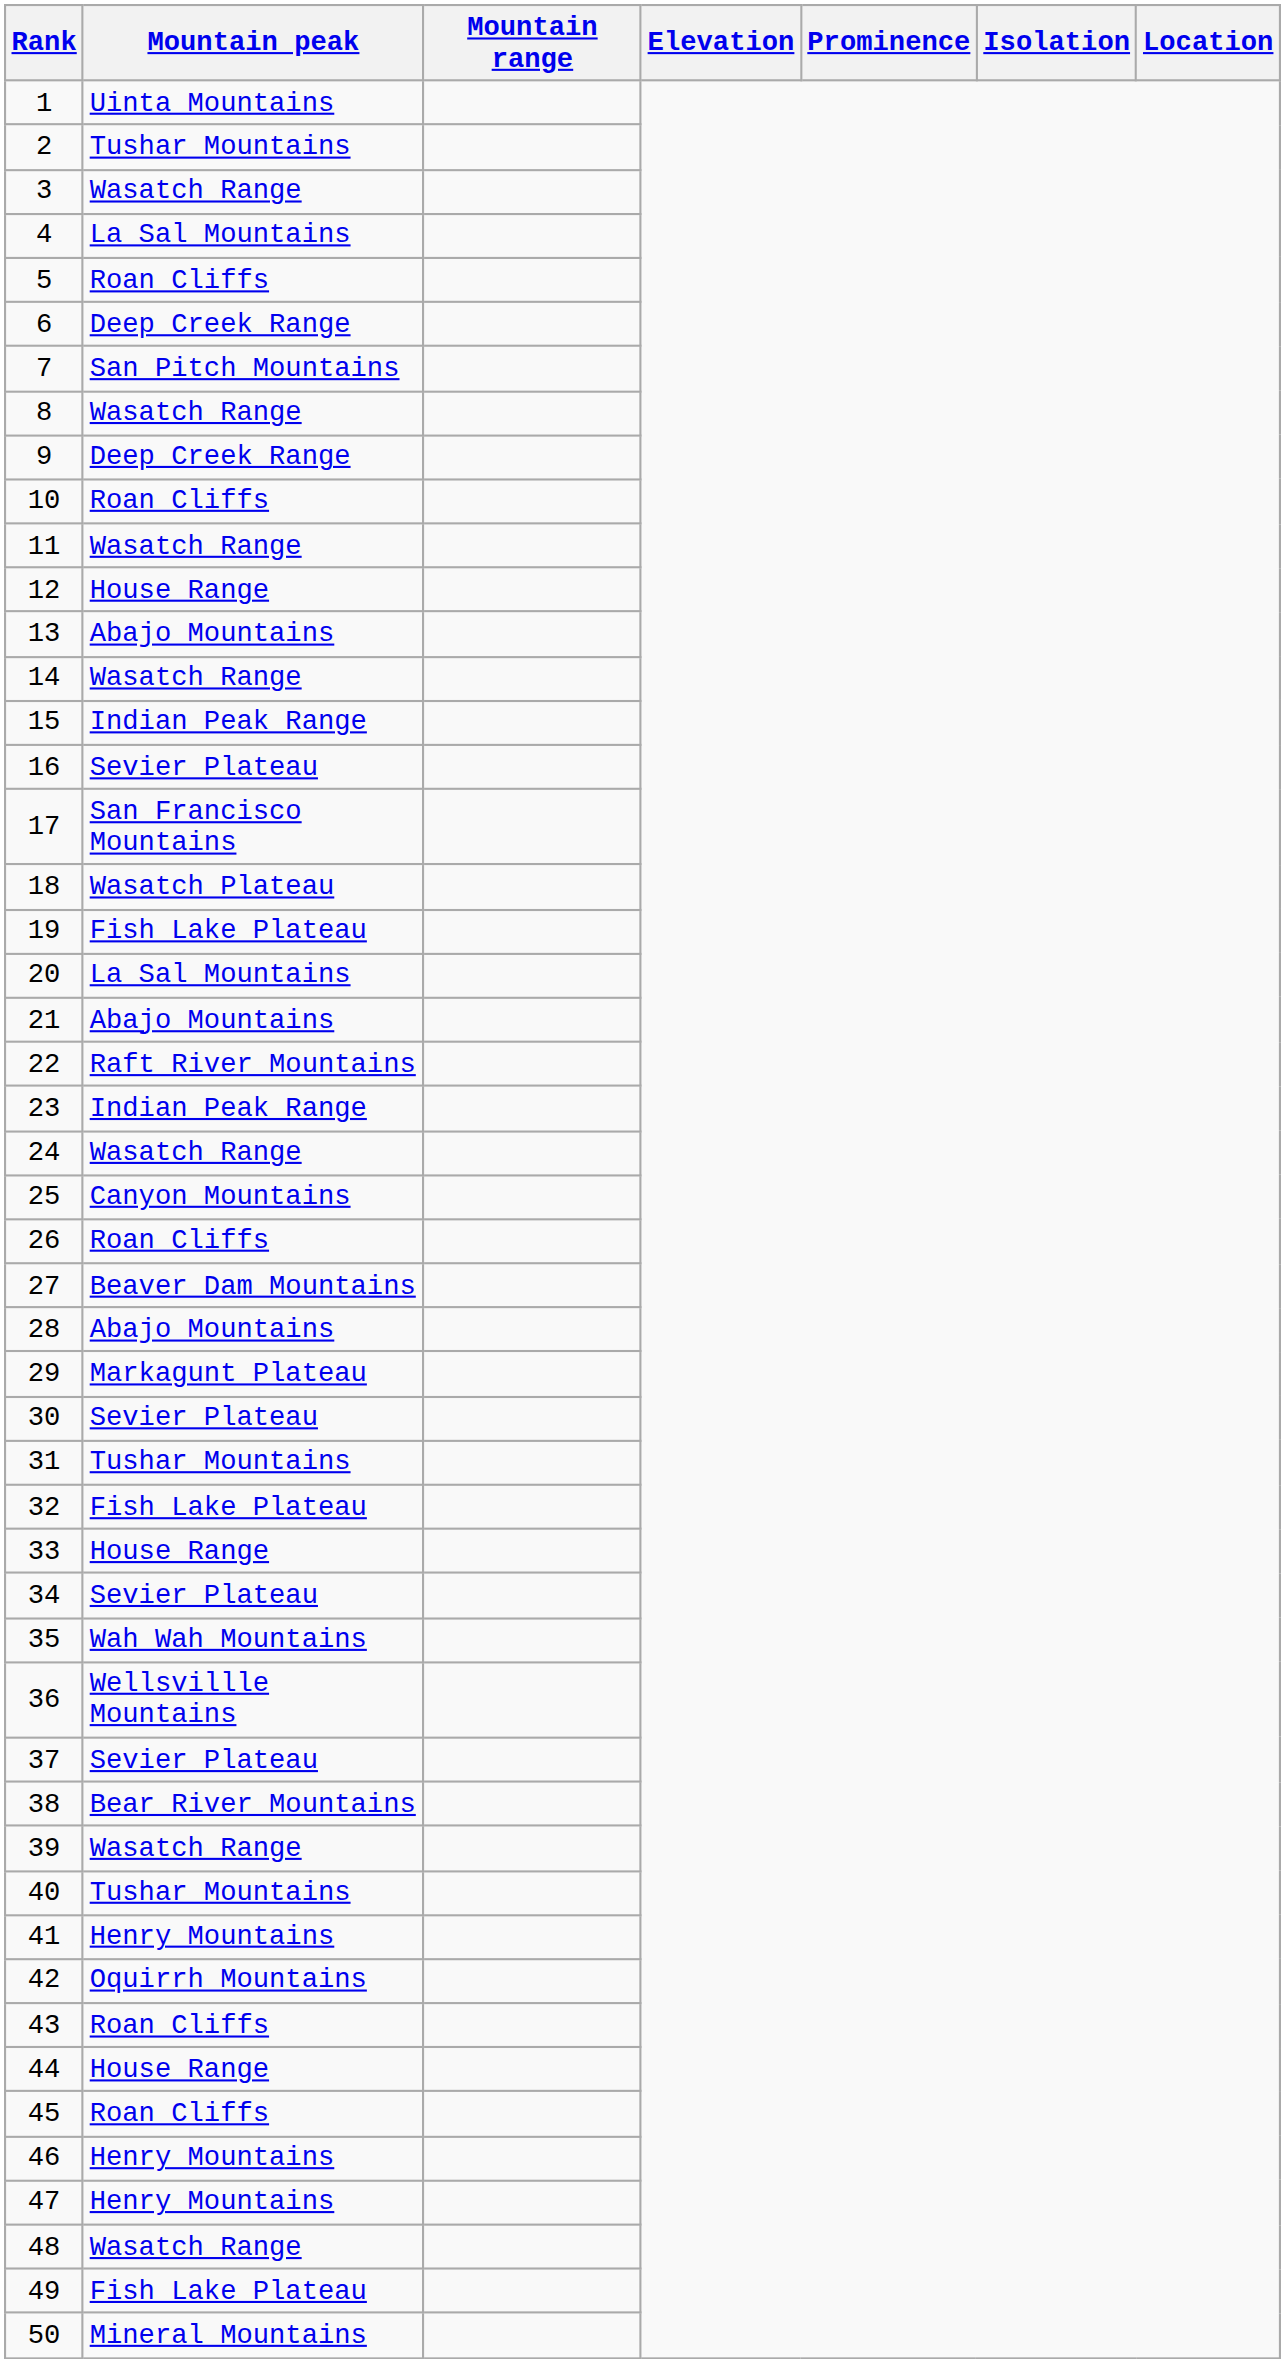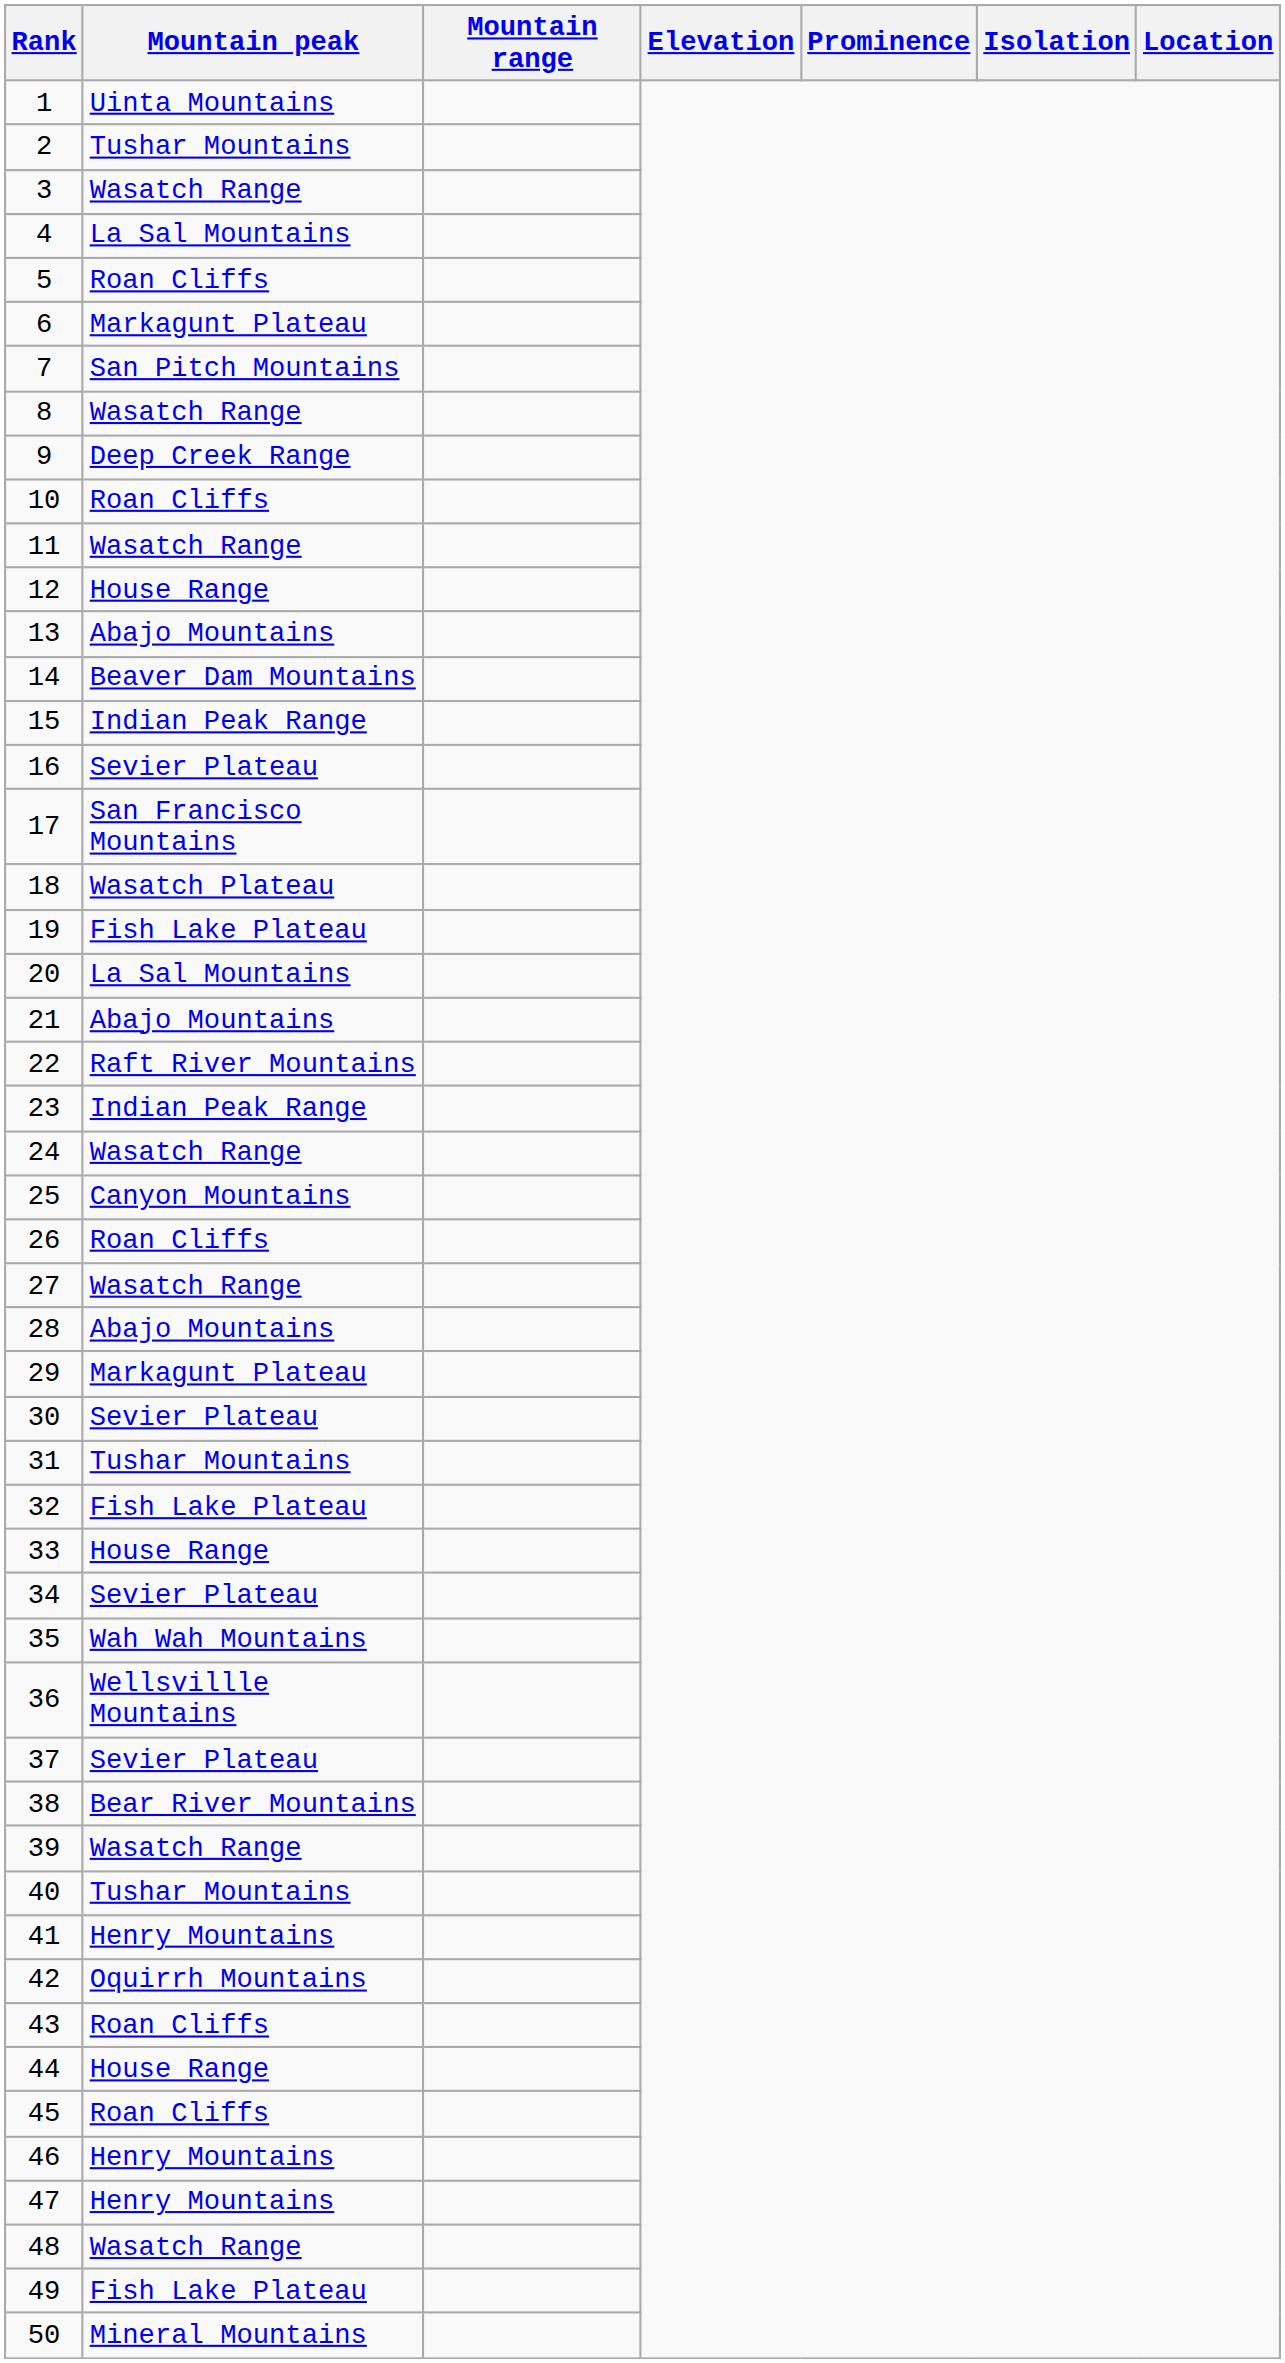(220, 324) Deep Creek Range -> (228, 324) Markagunt Plateau
(196, 678) Wasatch Range -> (253, 678) Beaver Dam Mountains
(253, 1285) Beaver Dam Mountains -> (196, 1285) Wasatch Range
